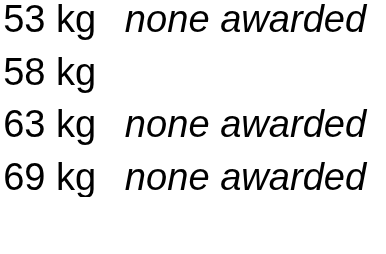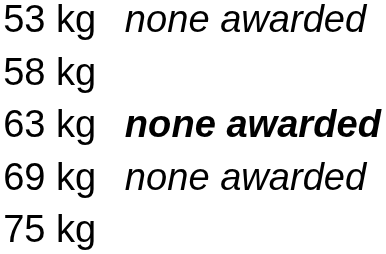(246, 124) normal -> (253, 124) bold
+ row: (50, 229)
